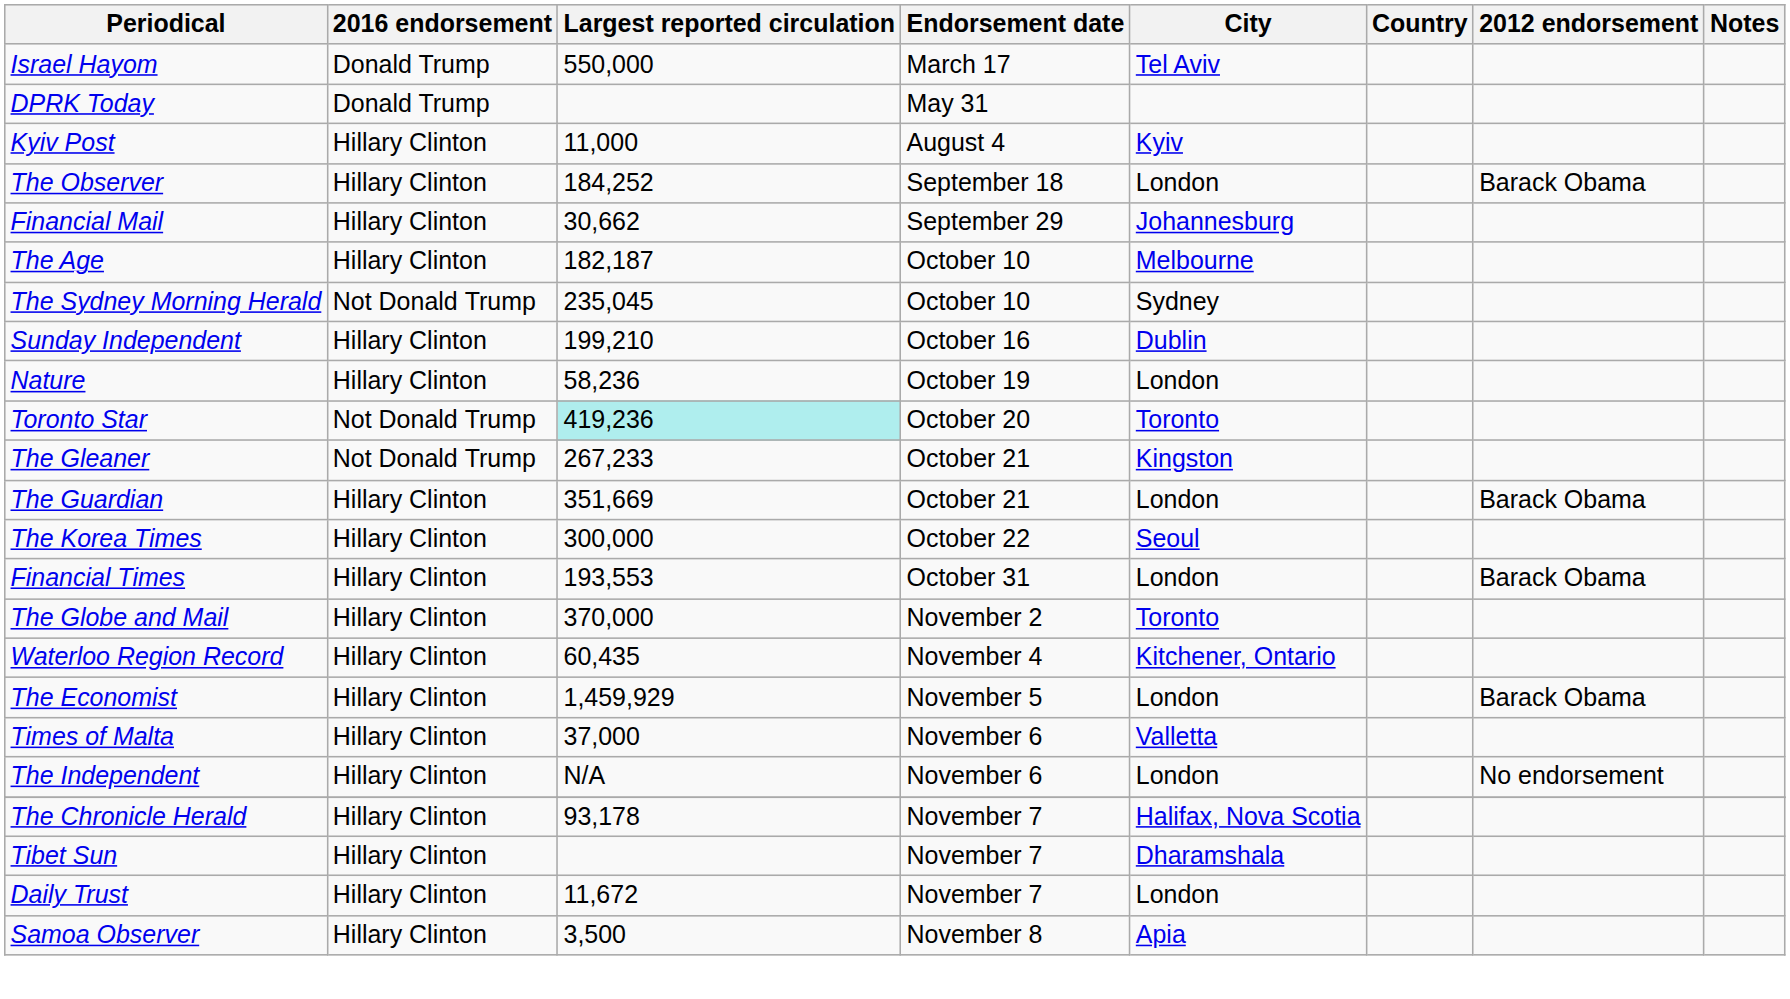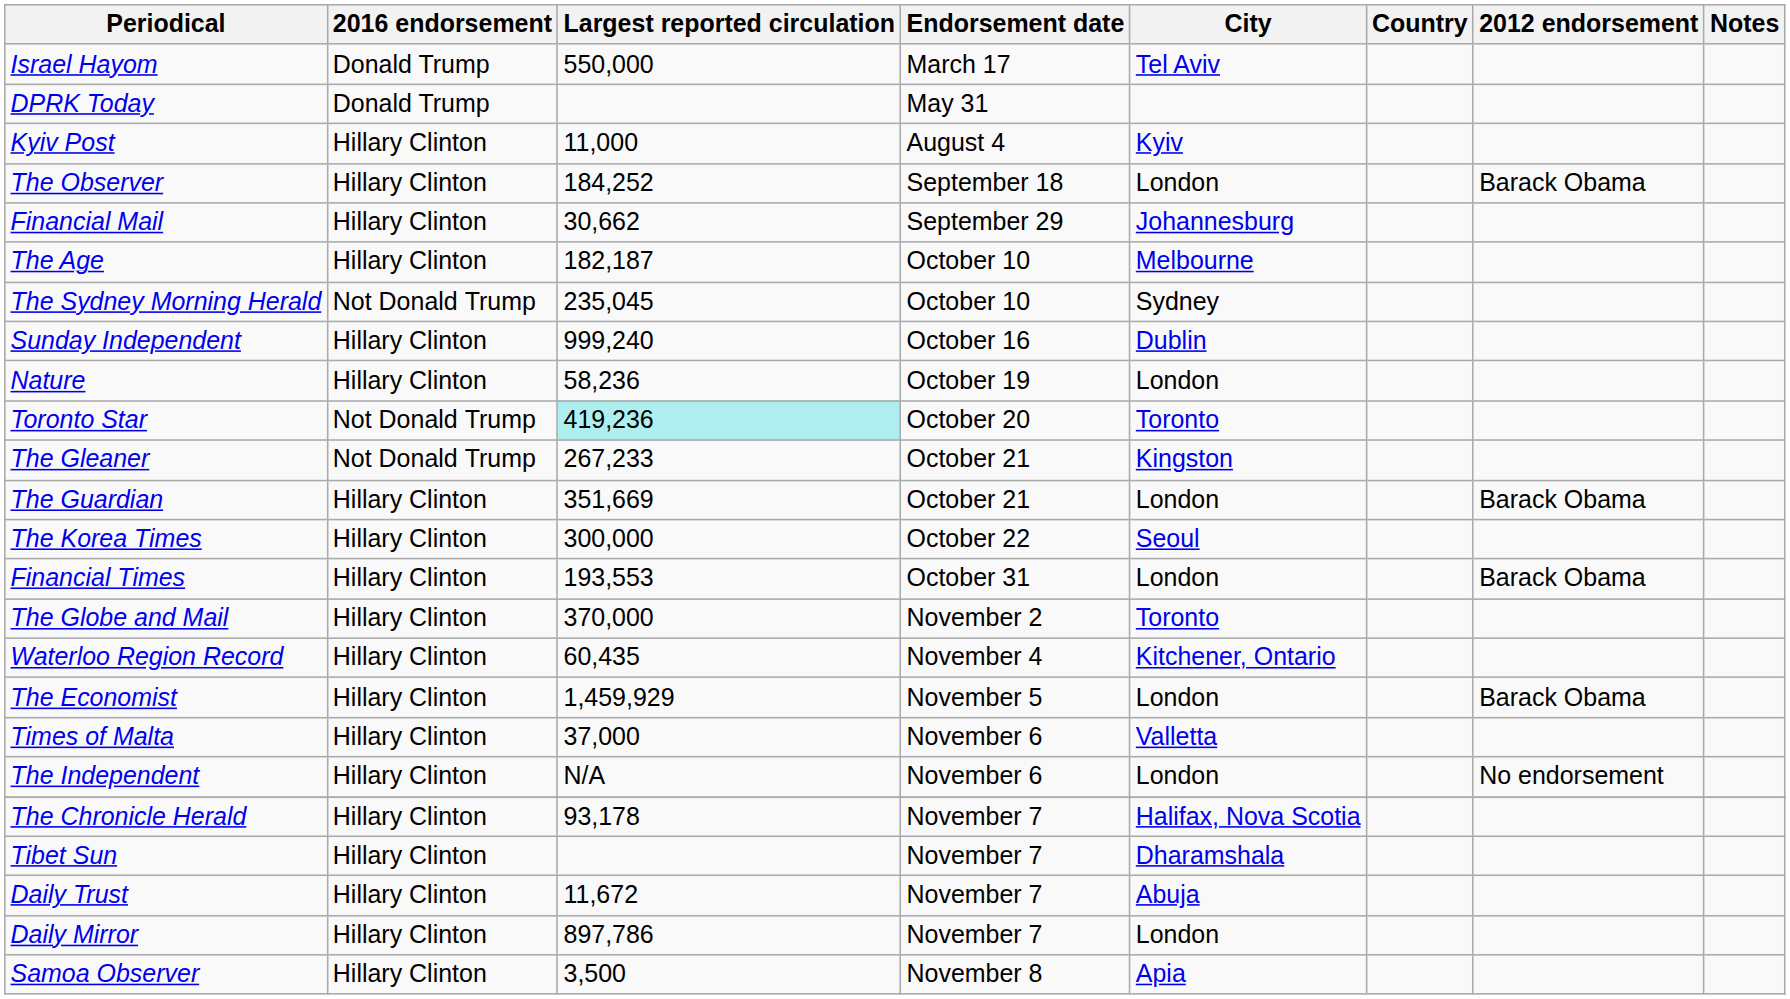(609, 340) 199,210 -> (609, 340) 999,240
(1177, 895) London -> (1168, 895) Abuja
+ row: (74, 934)
